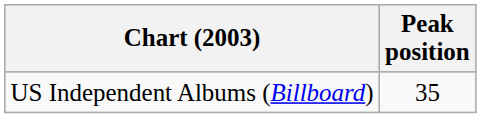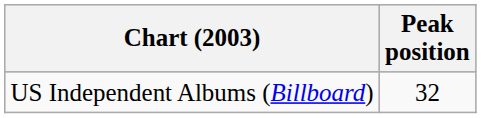(427, 91) 35 -> (427, 91) 32
